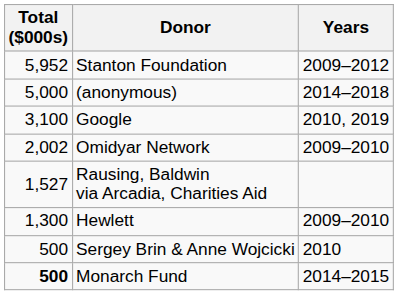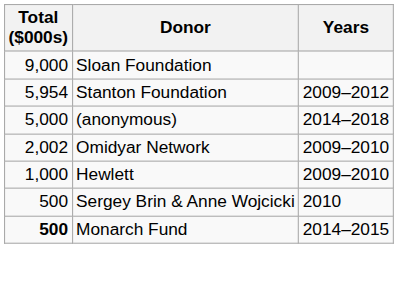+ row: (144, 65)
(46, 65) 5,952 -> (46, 92) 5,954
- row: (104, 119)
- row: (172, 184)
(46, 221) 1,300 -> (46, 174) 1,000
